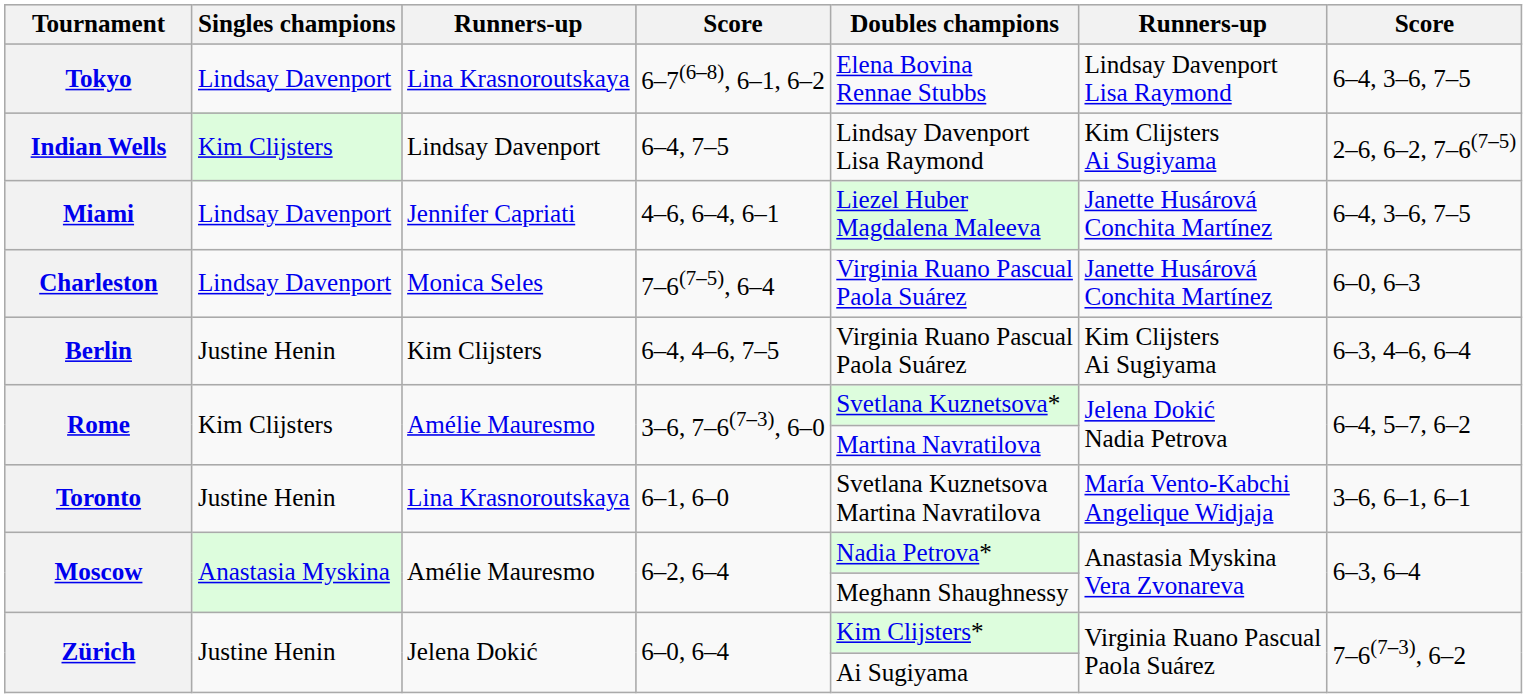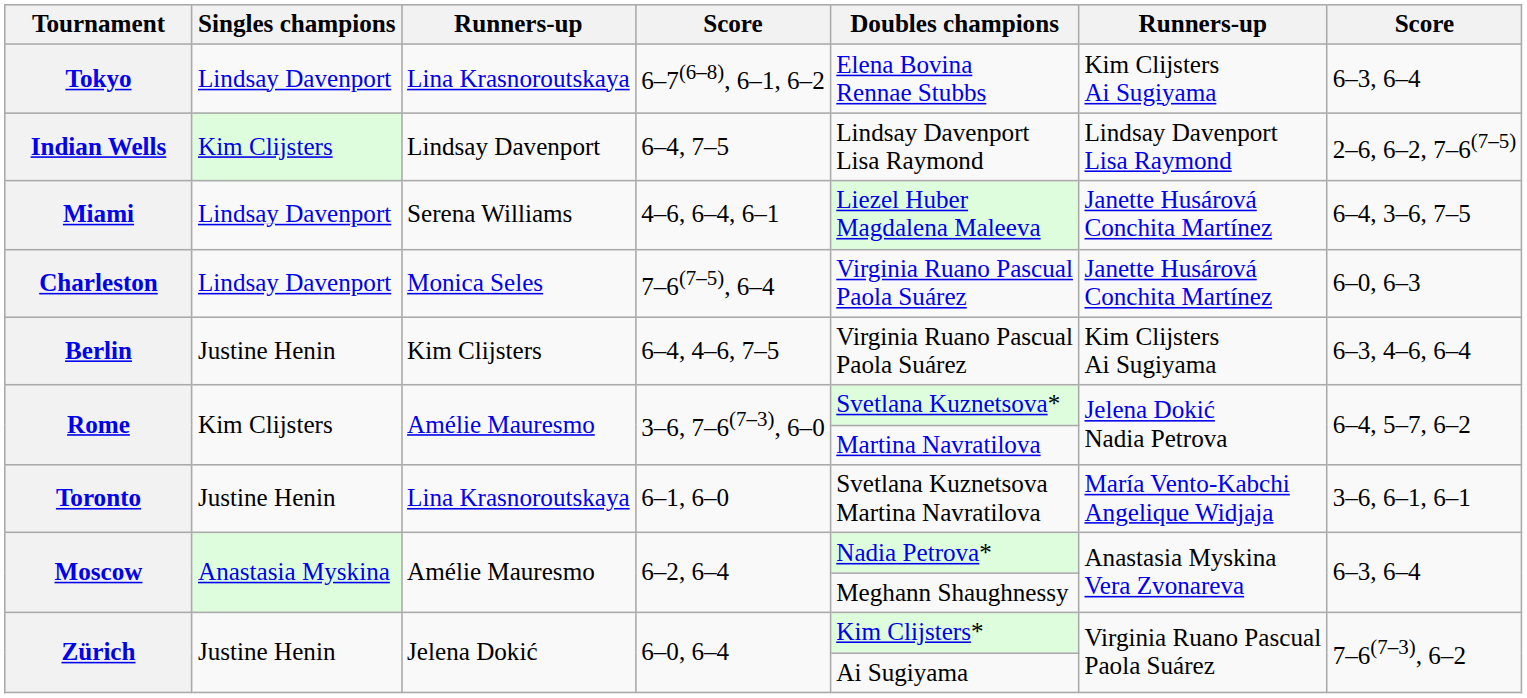(1181, 78) Lindsay Davenport Lisa Raymond -> (1152, 78) Kim Clijsters Ai Sugiyama
(1402, 78) 6–4, 3–6, 7–5 -> (1377, 78) 6–3, 6–4
(1152, 146) Kim Clijsters Ai Sugiyama -> (1181, 146) Lindsay Davenport Lisa Raymond
(491, 214) Jennifer Capriati -> (490, 214) Serena Williams
